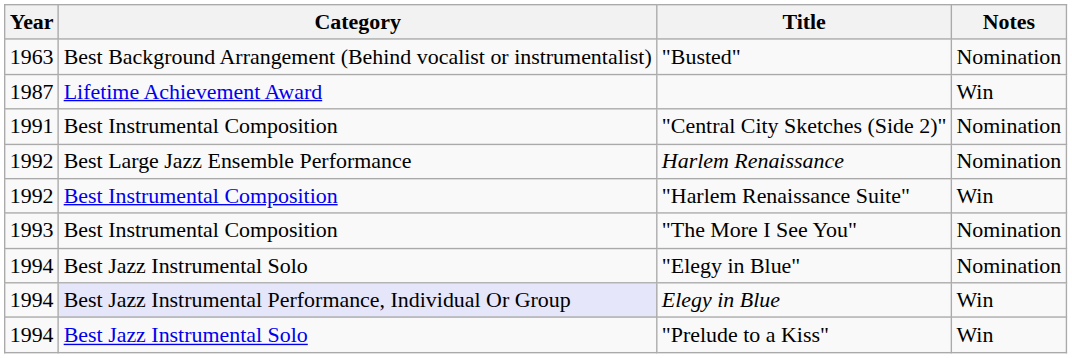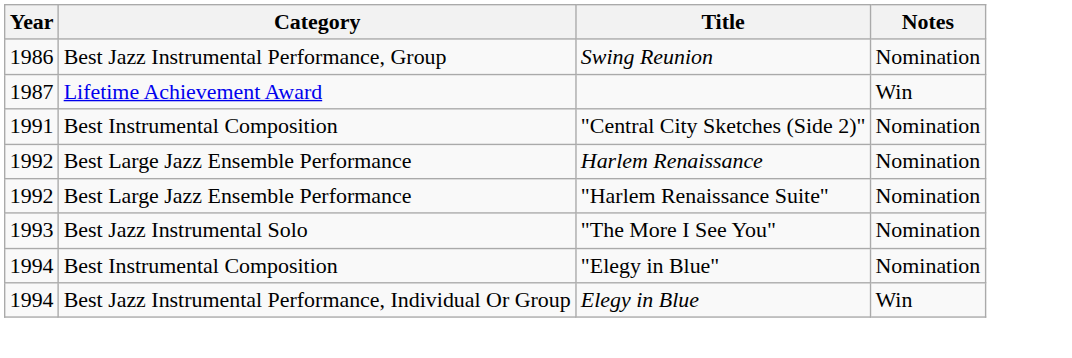- row: (701, 56)
+ row: (647, 56)
(201, 195) Best Instrumental Composition -> (238, 195) Best Large Jazz Ensemble Performance
(975, 195) Win -> (928, 195) Nomination
(201, 230) Best Instrumental Composition -> (186, 230) Best Jazz Instrumental Solo
(186, 265) Best Jazz Instrumental Solo -> (201, 265) Best Instrumental Composition
(317, 299) lavender background -> (317, 299) no background
- row: (745, 334)
